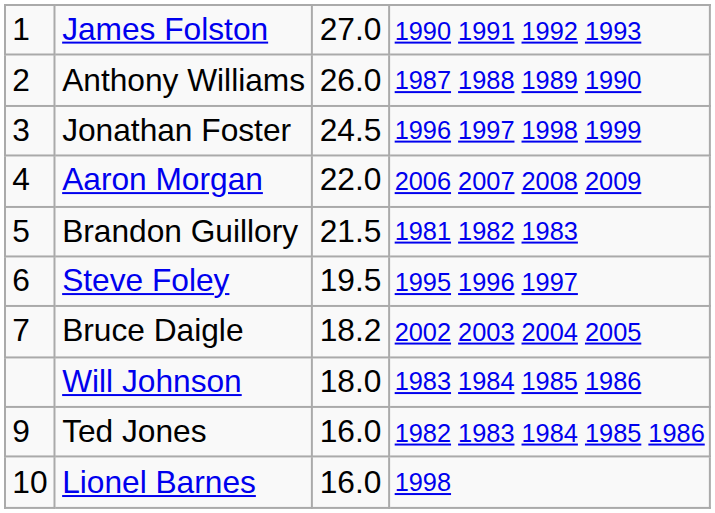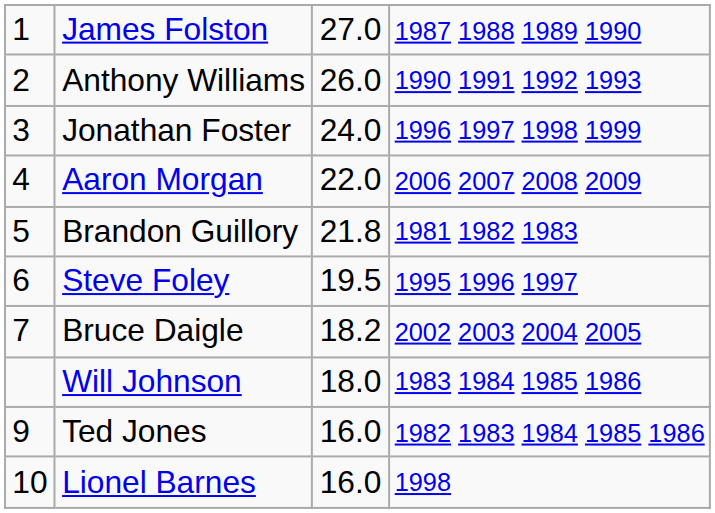(518, 30) 1990 1991 1992 1993 -> (518, 30) 1987 1988 1989 1990
(518, 80) 1987 1988 1989 1990 -> (518, 80) 1990 1991 1992 1993
(351, 130) 24.5 -> (351, 130) 24.0
(351, 230) 21.5 -> (351, 230) 21.8
